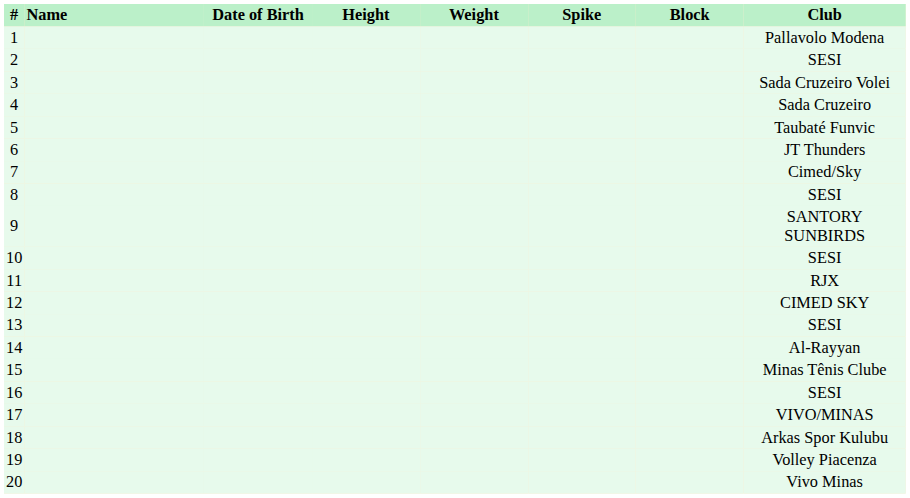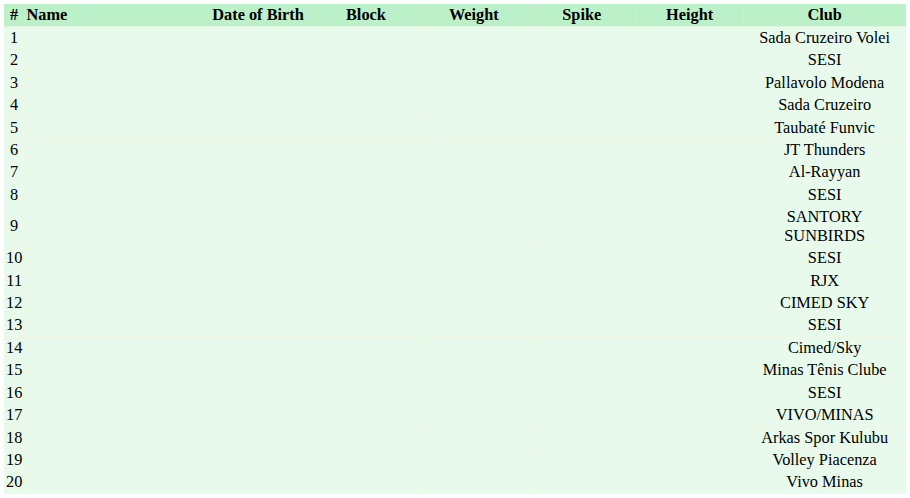columns swapped: (366, 15) <-> (690, 15)
(825, 37) Pallavolo Modena -> (825, 37) Sada Cruzeiro Volei
(825, 82) Sada Cruzeiro Volei -> (825, 82) Pallavolo Modena
(825, 172) Cimed/Sky -> (825, 172) Al-Rayyan
(825, 347) Al-Rayyan -> (825, 347) Cimed/Sky
